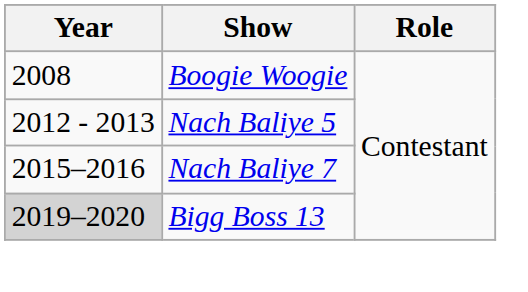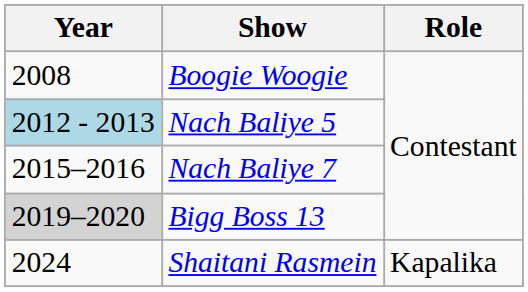(83, 121) no background -> (83, 121) lightblue background
+ row: (272, 262)
